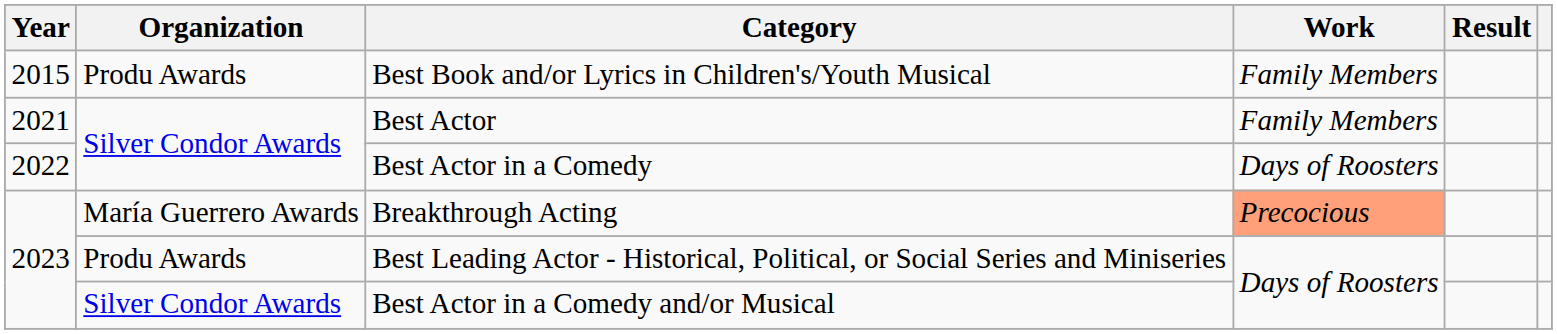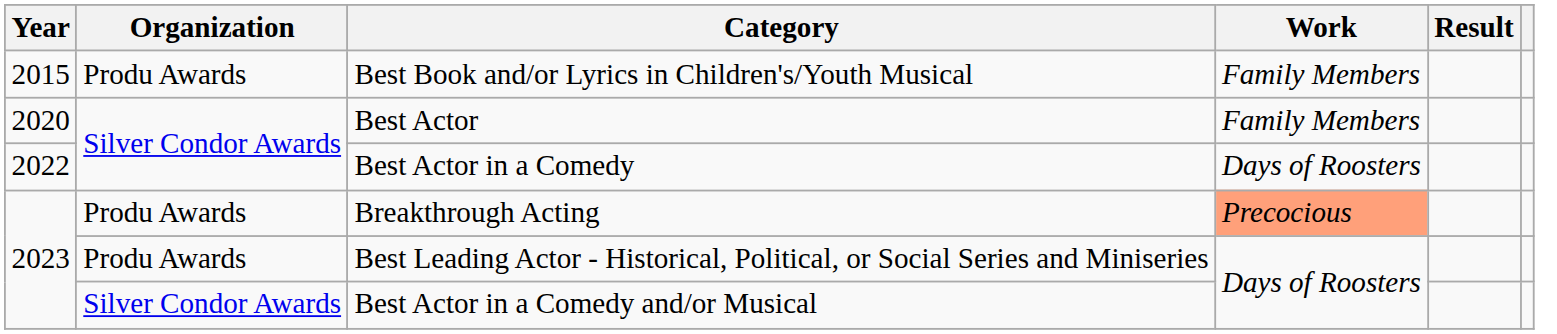(41, 119) 2021 -> (41, 119) 2020
(221, 212) María Guerrero Awards -> (165, 212) Produ Awards
